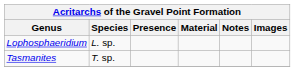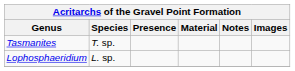rows swapped: (47, 43) <-> (31, 58)
